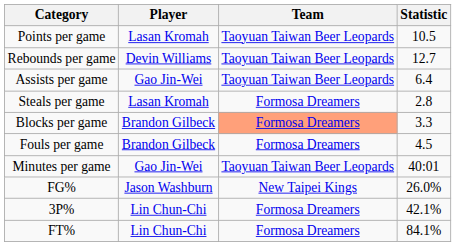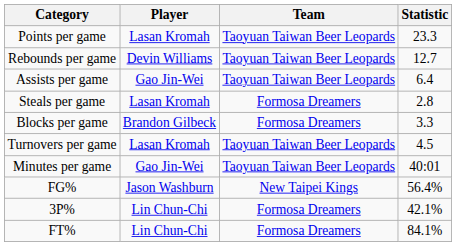(424, 36) 10.5 -> (425, 36) 23.3
(308, 123) lightsalmon background -> (309, 123) no background
+ row: (62, 144)
- row: (62, 144)
(424, 187) 26.0% -> (425, 187) 56.4%
